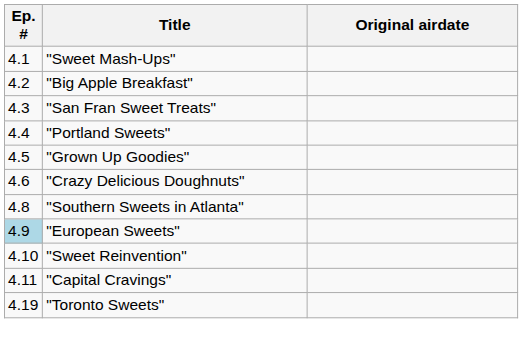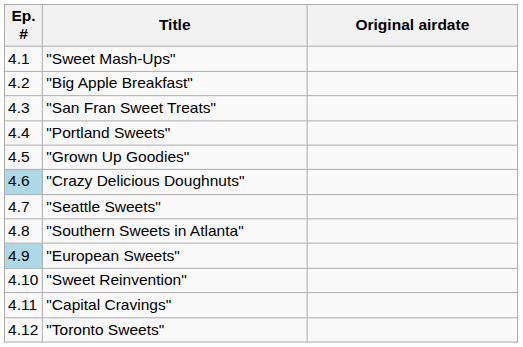(19, 181) no background -> (19, 181) lightblue background
+ row: (104, 206)
(23, 305) 4.19 -> (23, 329) 4.12
